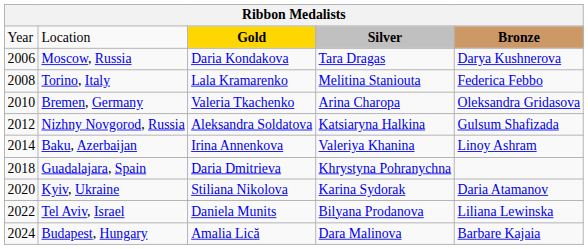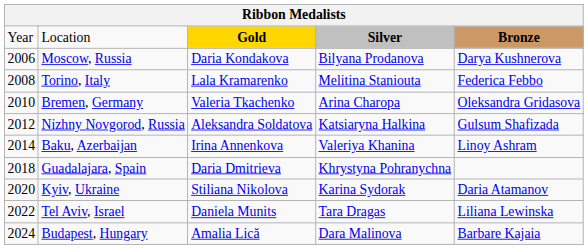(352, 59) Tara Dragas -> (371, 59) Bilyana Prodanova
(371, 211) Bilyana Prodanova -> (352, 211) Tara Dragas
